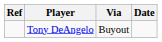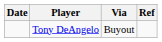columns swapped: (144, 12) <-> (15, 12)
